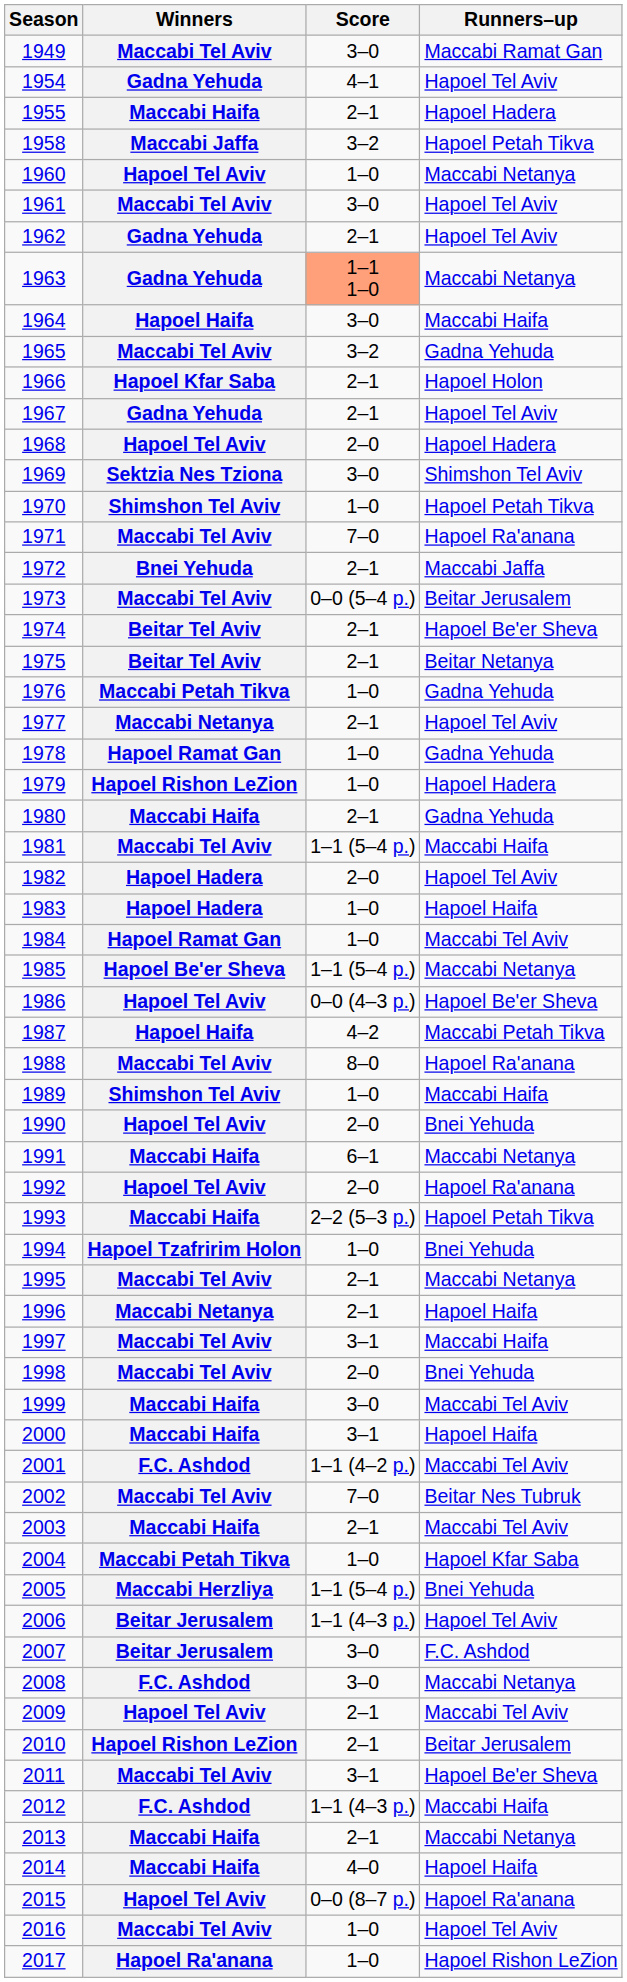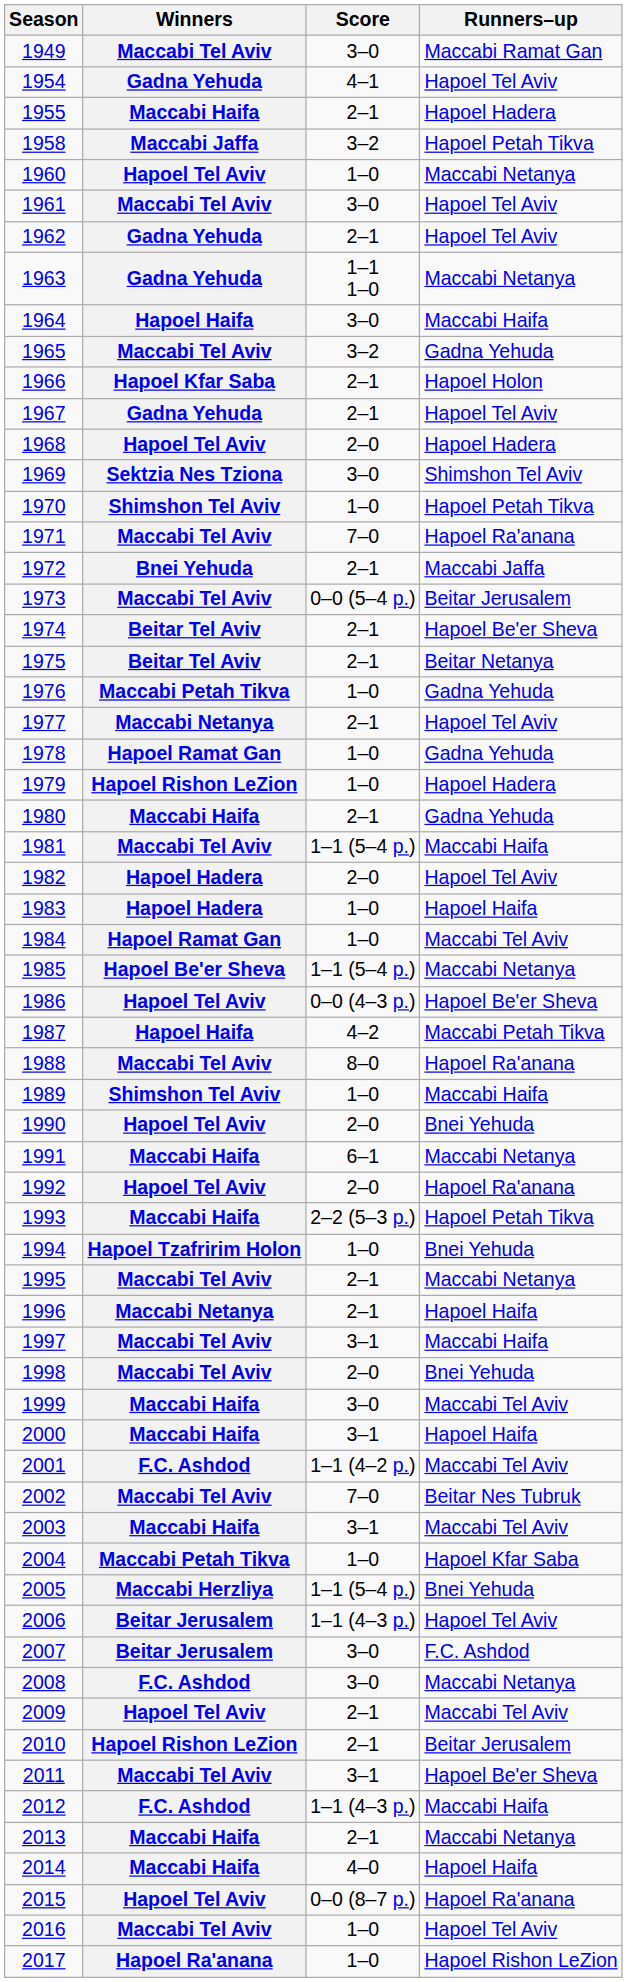(363, 278) lightsalmon background -> (363, 278) no background
(363, 1527) 2–1 -> (363, 1527) 3–1
